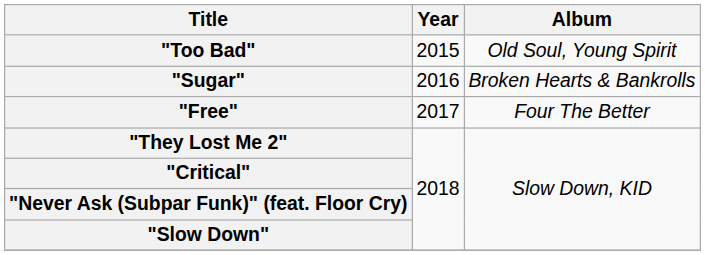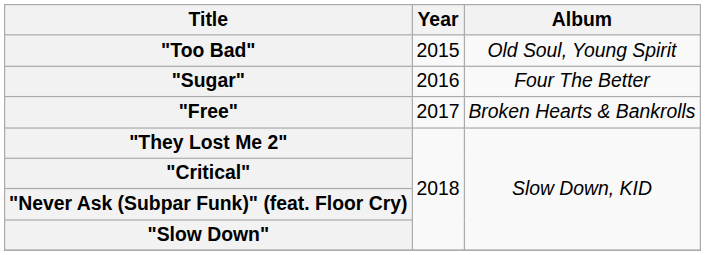(582, 81) Broken Hearts & Bankrolls -> (582, 81) Four The Better
(582, 111) Four The Better -> (582, 111) Broken Hearts & Bankrolls
